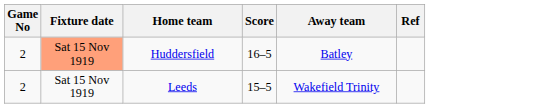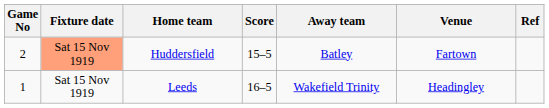+ column: (456, 20)
(259, 53) 16–5 -> (259, 53) 15–5
(23, 86) 2 -> (23, 86) 1
(259, 86) 15–5 -> (259, 86) 16–5
